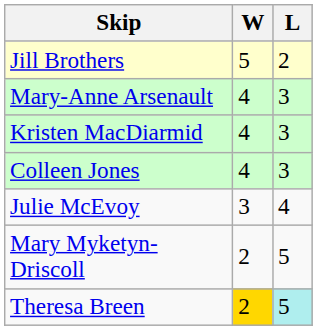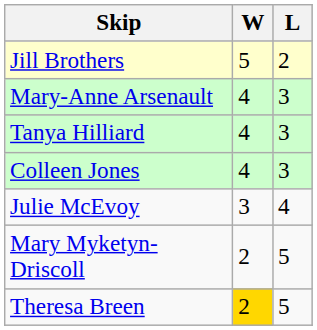- row: (106, 133)
+ row: (77, 133)
(284, 306) paleturquoise background -> (284, 306) no background
